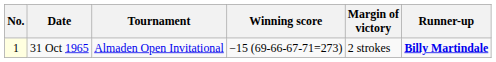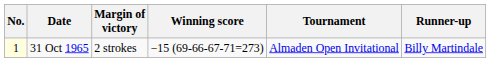columns swapped: (159, 21) <-> (373, 21)
(446, 48) bold -> (444, 48) normal
